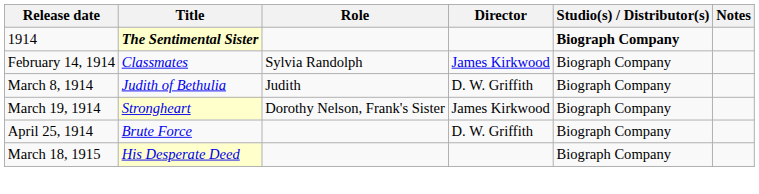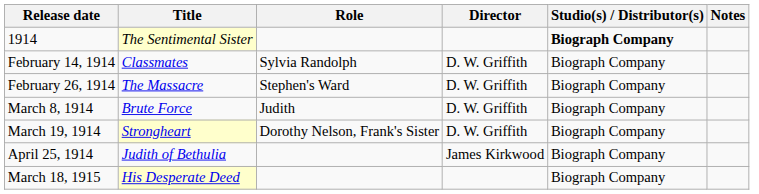(190, 39) bold -> (187, 39) normal
(501, 62) James Kirkwood -> (487, 62) D. W. Griffith
+ row: (61, 85)
(174, 85) Judith of Bethulia -> (157, 108) Brute Force
(501, 108) James Kirkwood -> (487, 131) D. W. Griffith
(157, 131) Brute Force -> (174, 154) Judith of Bethulia
(492, 131) D. W. Griffith -> (495, 154) James Kirkwood
